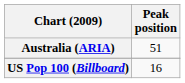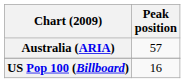(156, 48) 51 -> (156, 48) 57
